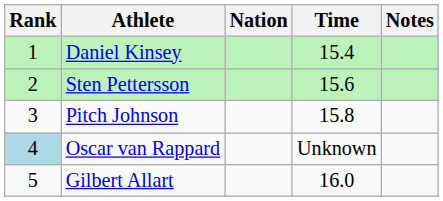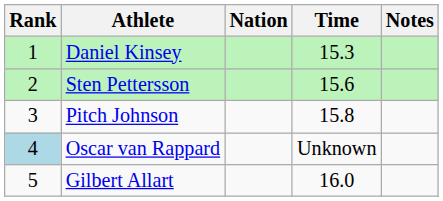(337, 52) 15.4 -> (337, 52) 15.3
